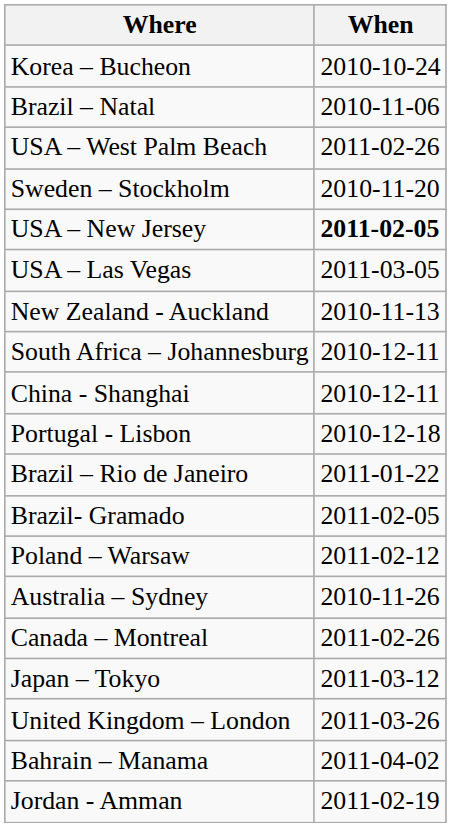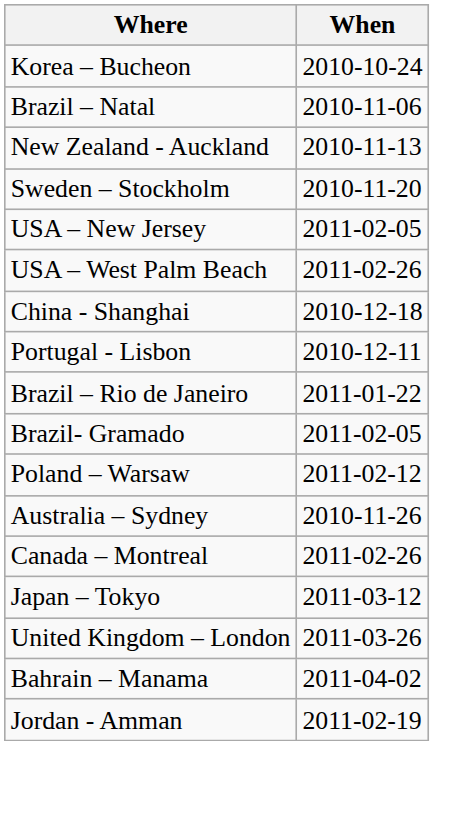rows swapped: (140, 310) <-> (139, 147)
(380, 229) bold -> (362, 229) normal
- row: (101, 270)
- row: (160, 351)
(380, 392) 2010-12-11 -> (362, 310) 2010-12-18
(381, 433) 2010-12-18 -> (362, 351) 2010-12-11
